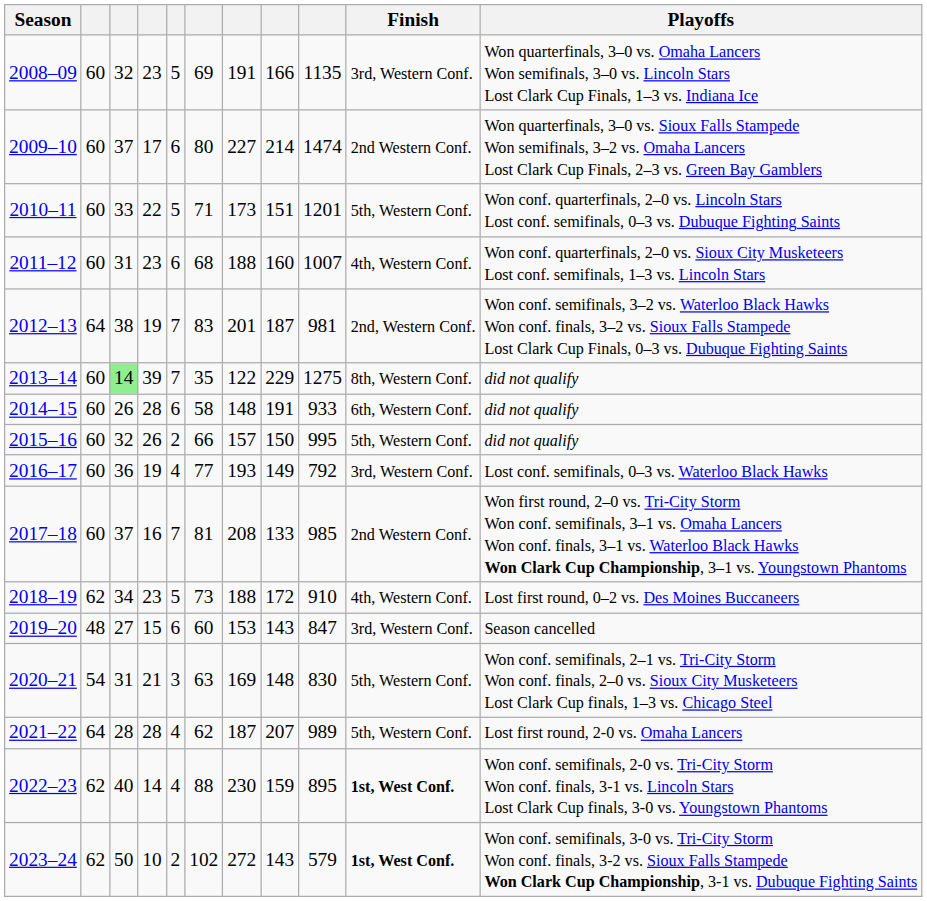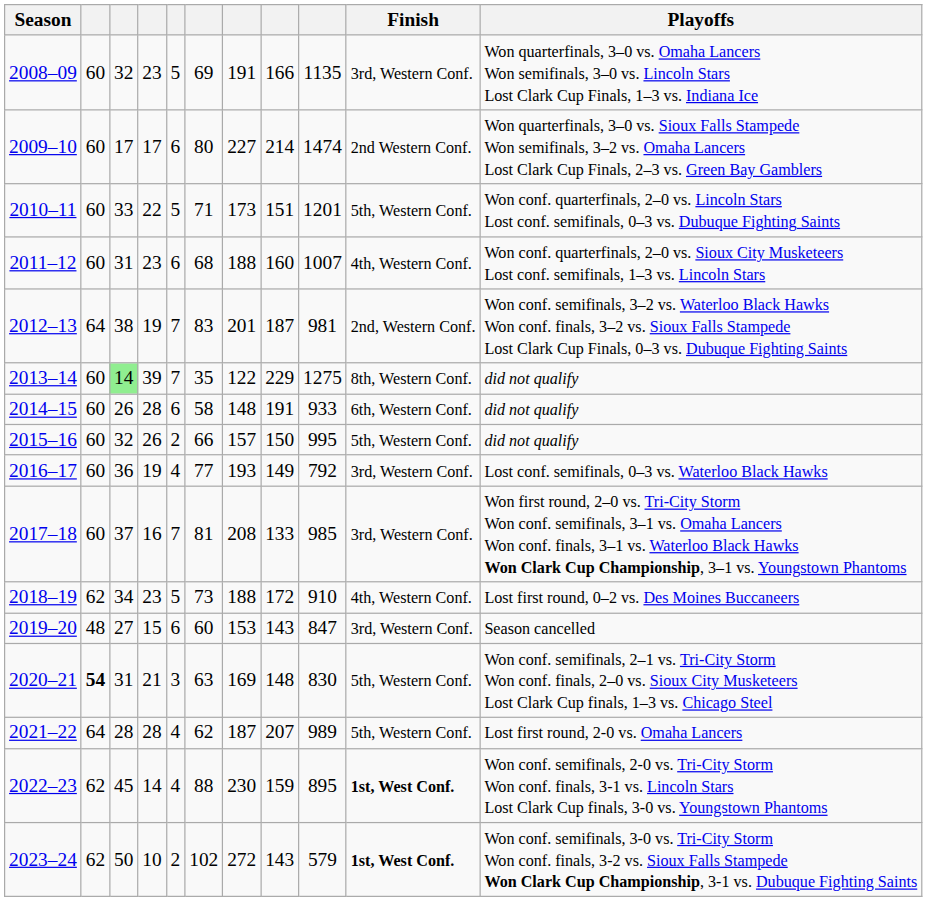(124, 146) 37 -> (124, 146) 17
(411, 535) 2nd Western Conf. -> (412, 535) 3rd, Western Conf.
(95, 680) normal -> (95, 680) bold
(124, 785) 40 -> (124, 785) 45
